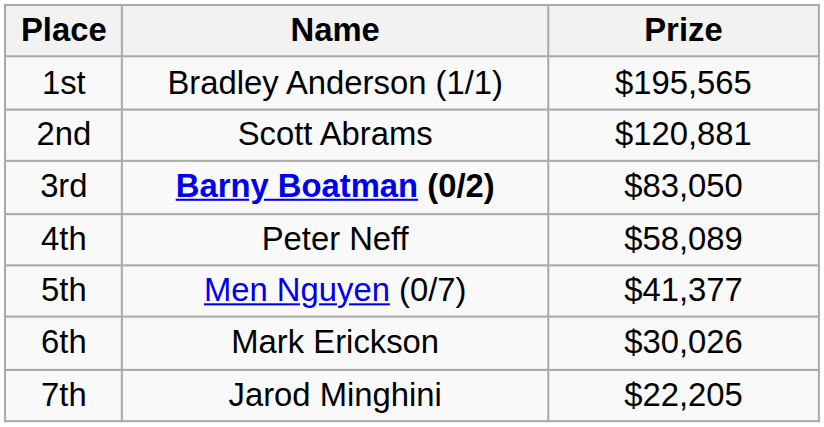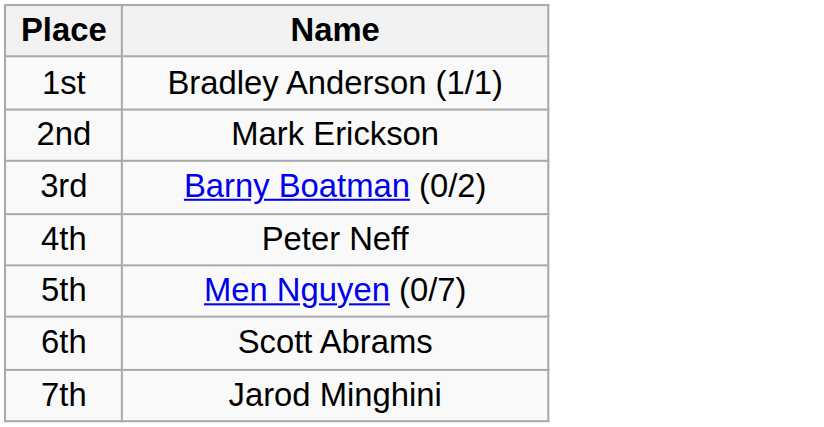- column: (683, 30)
(335, 134) Scott Abrams -> (335, 134) Mark Erickson
(335, 186) bold -> (335, 186) normal
(335, 342) Mark Erickson -> (335, 342) Scott Abrams
